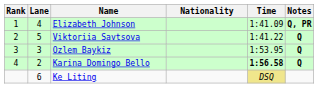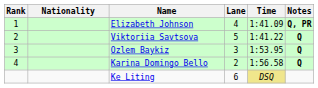columns swapped: (39, 11) <-> (207, 11)
(266, 63) bold -> (266, 63) normal
